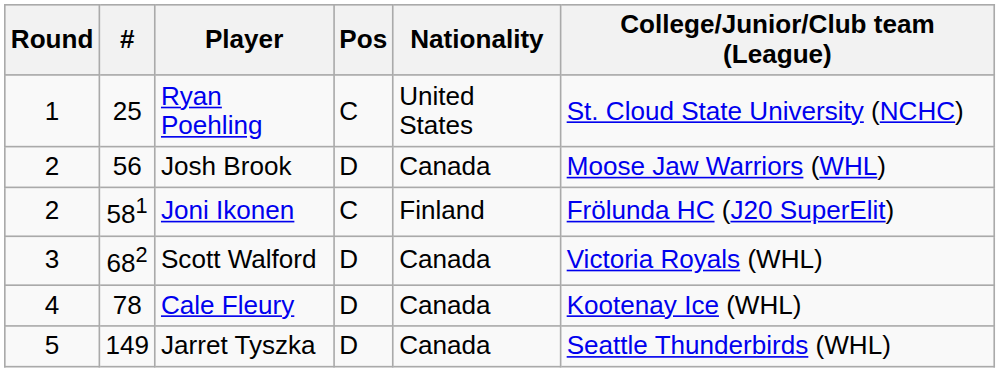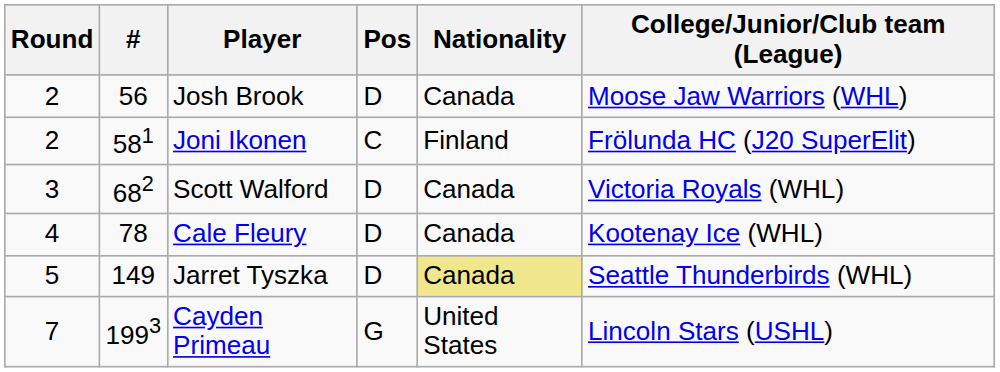- row: (212, 110)
(445, 346) no background -> (469, 275) khaki background
+ row: (222, 331)
